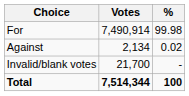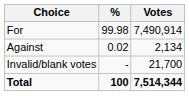columns swapped: (126, 13) <-> (168, 13)
